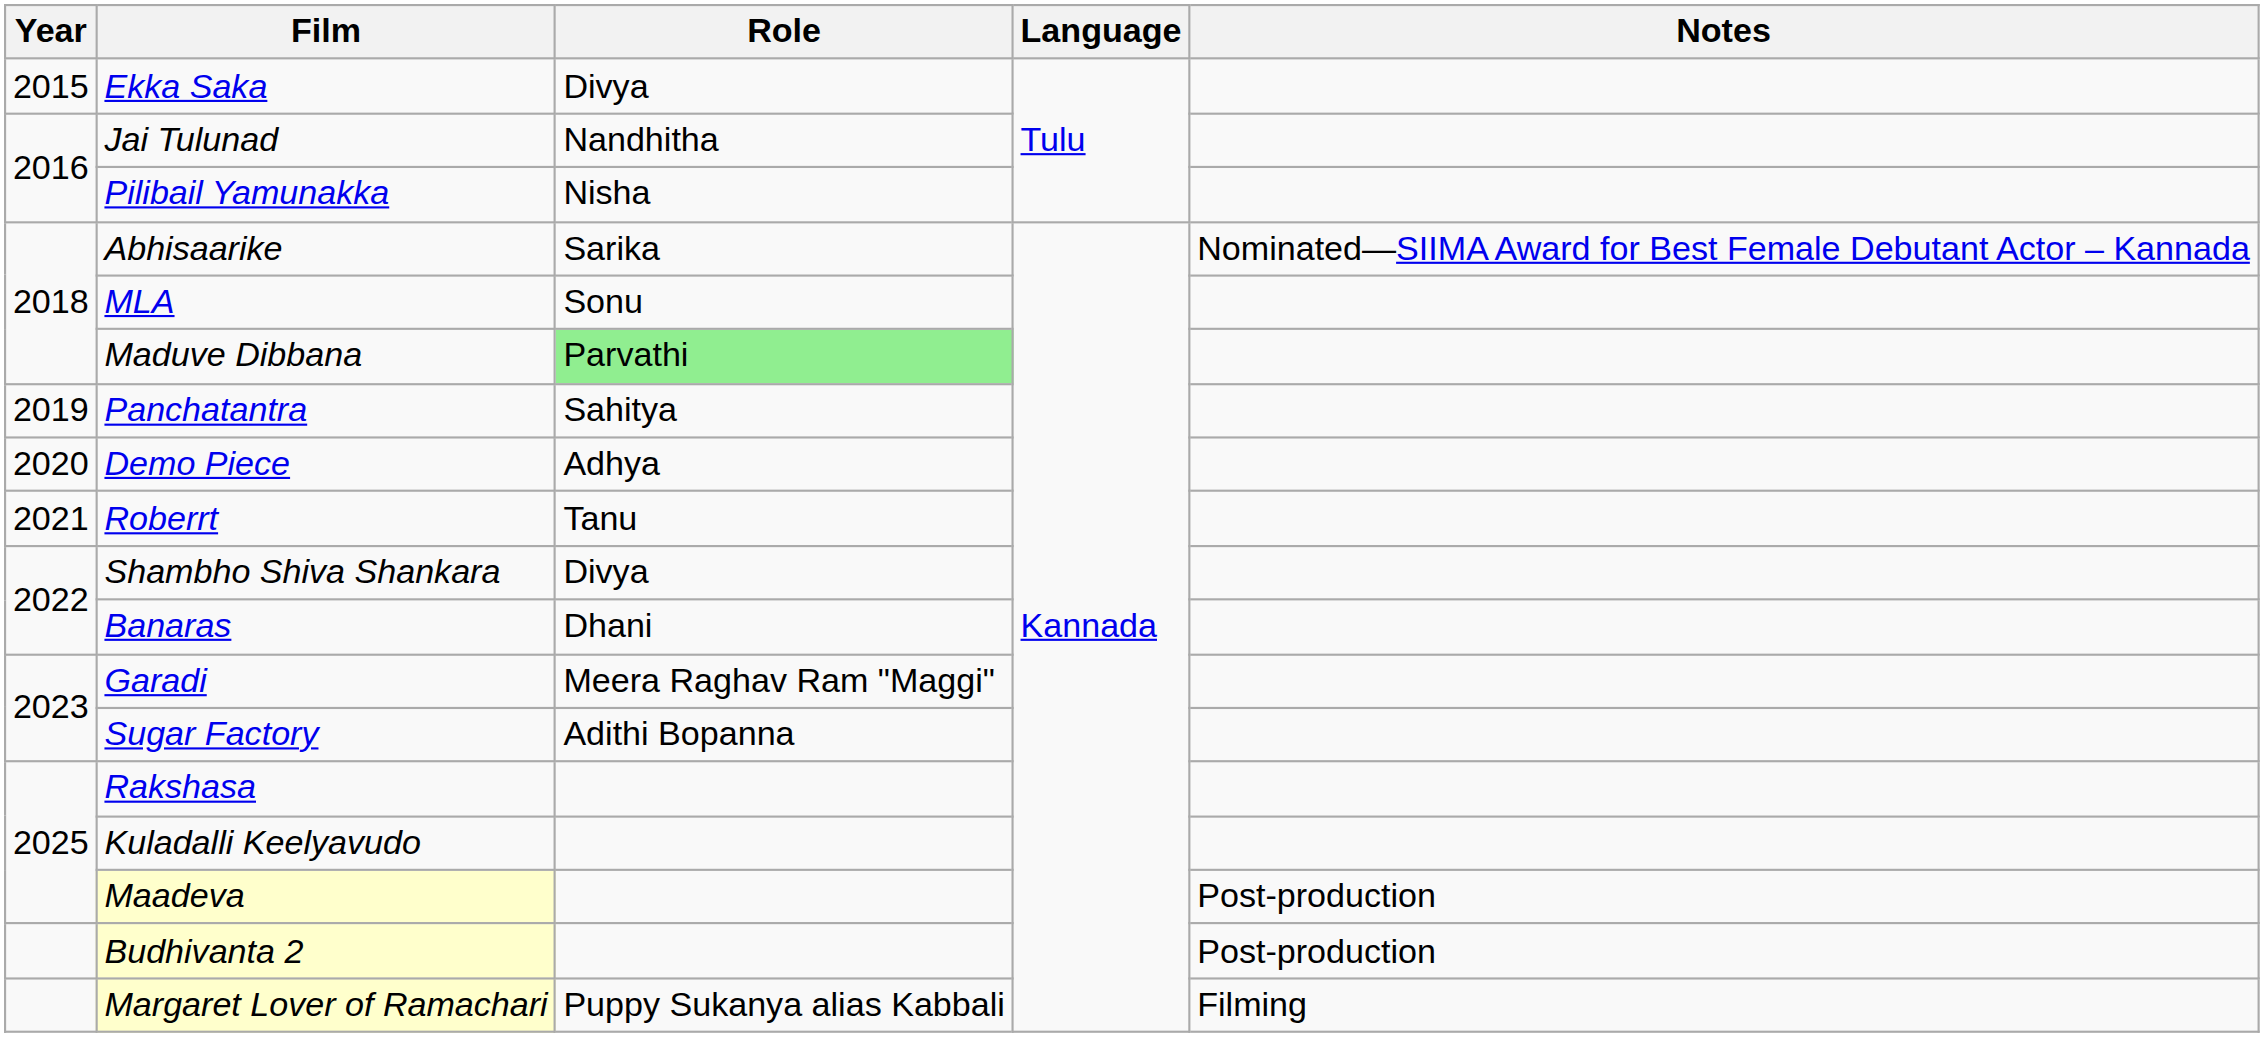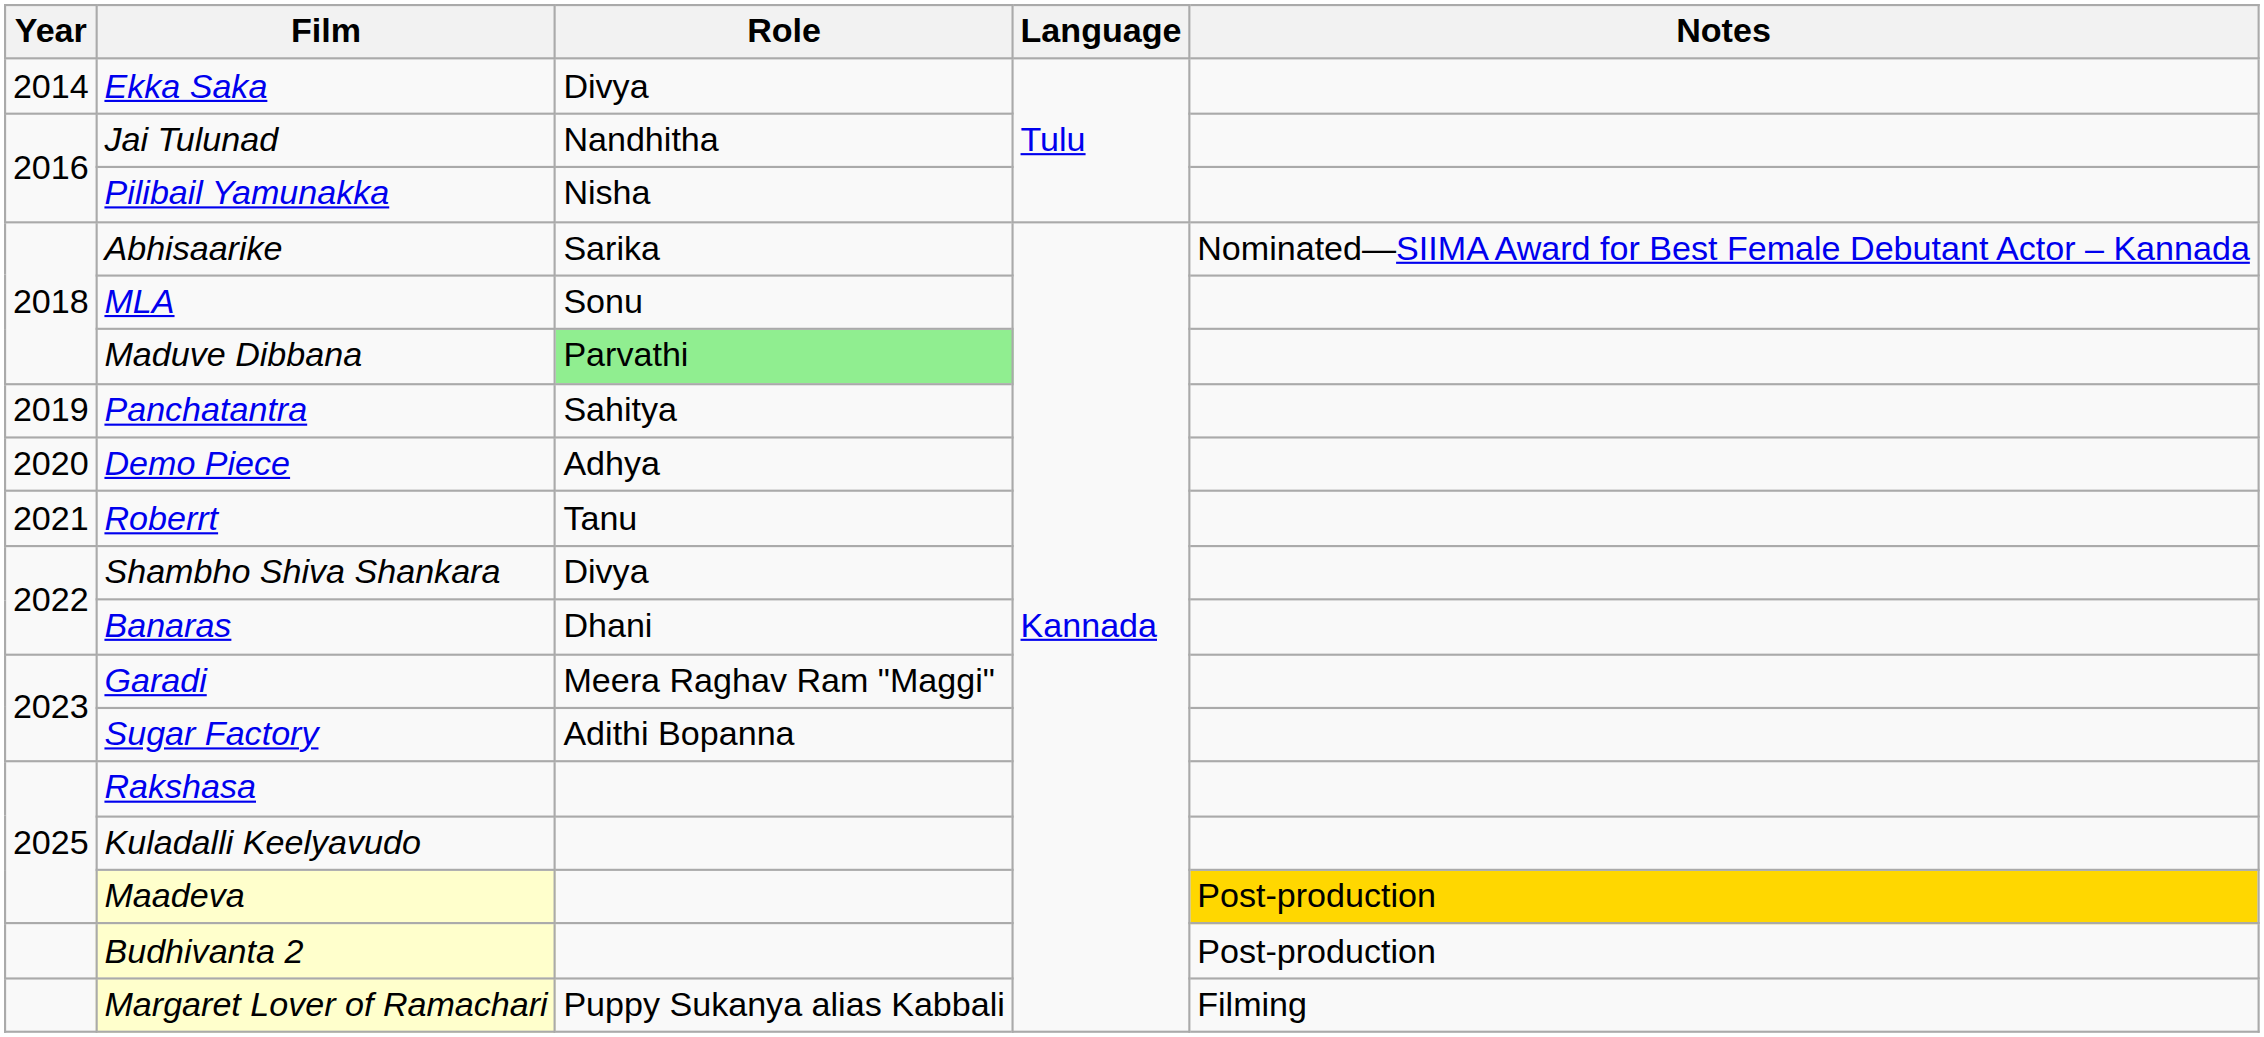(51, 85) 2015 -> (51, 85) 2014
(1317, 896) no background -> (1317, 896) gold background
